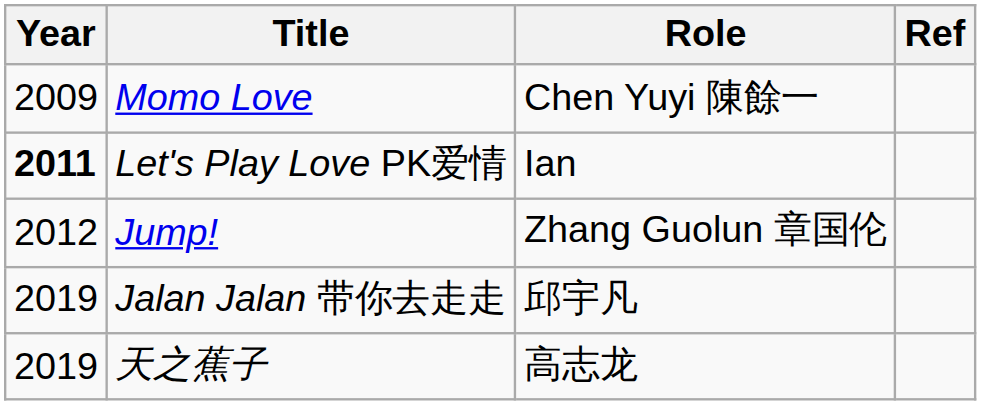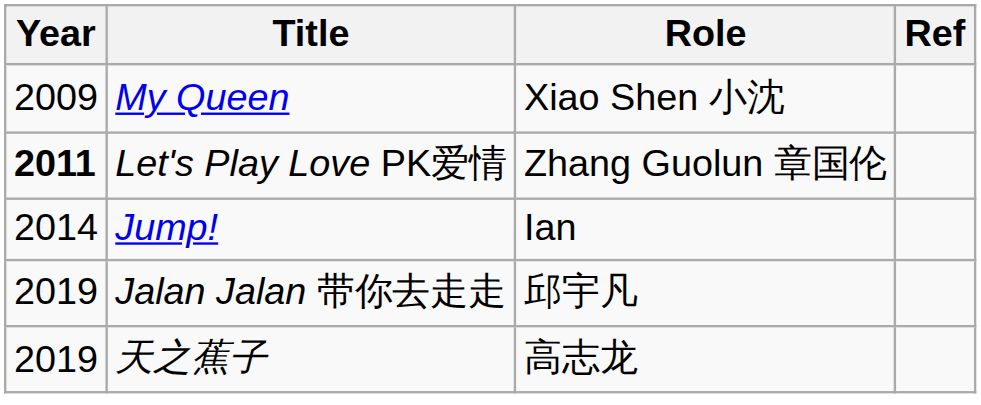+ row: (202, 97)
- row: (214, 97)
(550, 164) Ian -> (706, 163) Zhang Guolun 章国伦
(56, 231) 2012 -> (56, 228) 2014
(706, 230) Zhang Guolun 章国伦 -> (550, 228) Ian
